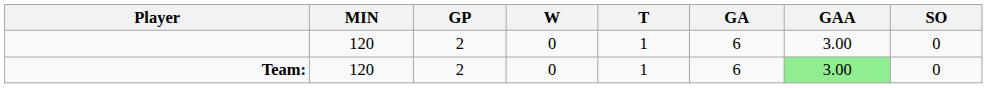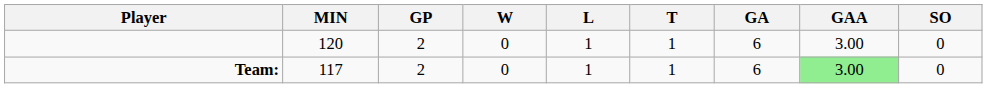+ column: (588, 17)
(362, 69) 120 -> (331, 69) 117
